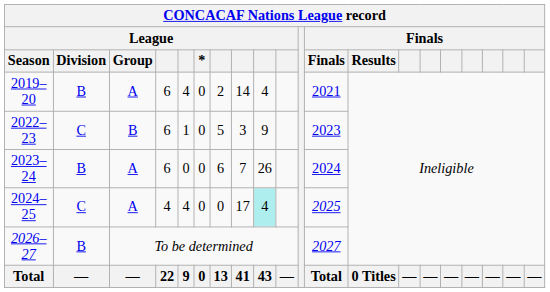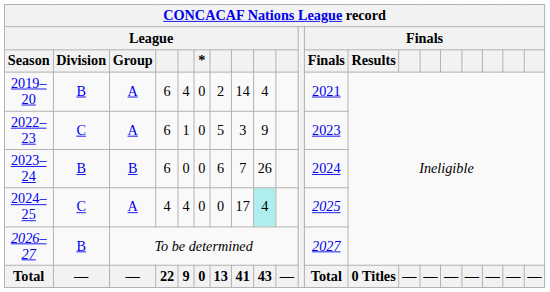(133, 130) B -> (133, 130) A
(133, 168) A -> (133, 168) B
